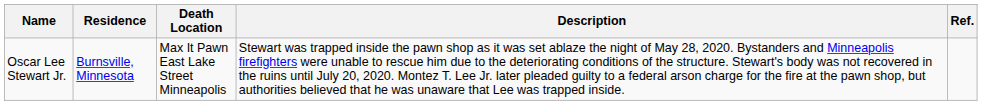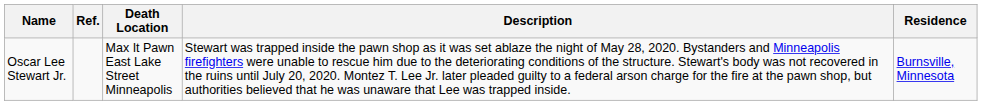columns swapped: (115, 21) <-> (962, 21)
